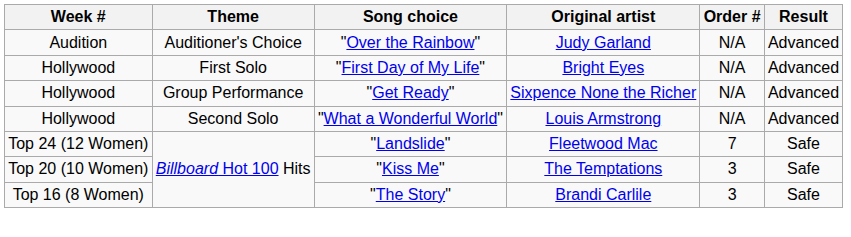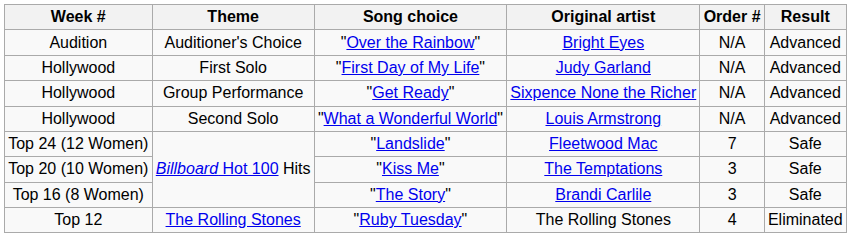(603, 42) Judy Garland -> (603, 42) Bright Eyes
(603, 67) Bright Eyes -> (603, 67) Judy Garland
+ row: (410, 220)
